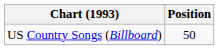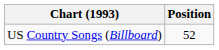(189, 34) 50 -> (189, 34) 52
